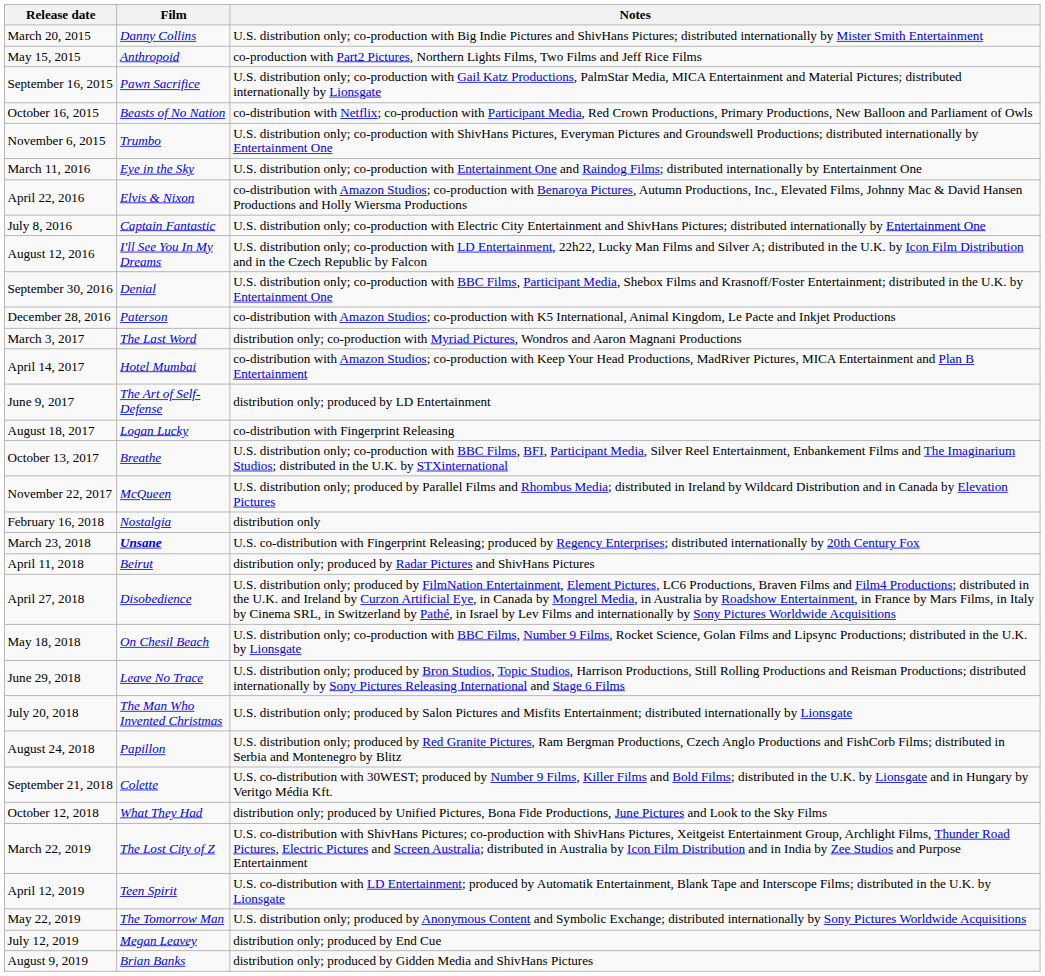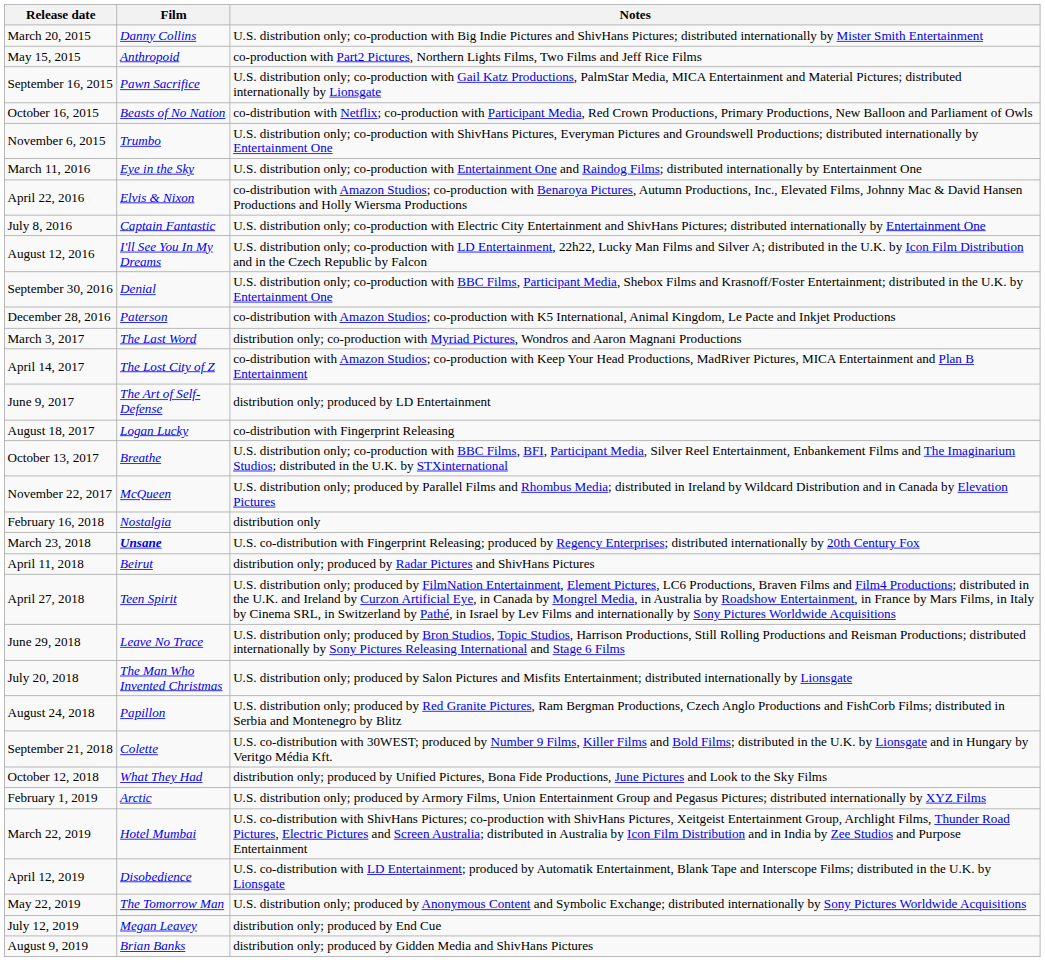(158, 366) Hotel Mumbai -> (167, 366) The Lost City of Z
(156, 599) Disobedience -> (148, 599) Teen Spirit
- row: (44, 642)
+ row: (52, 798)
(167, 848) The Lost City of Z -> (158, 833) Hotel Mumbai
(148, 891) Teen Spirit -> (156, 876) Disobedience
